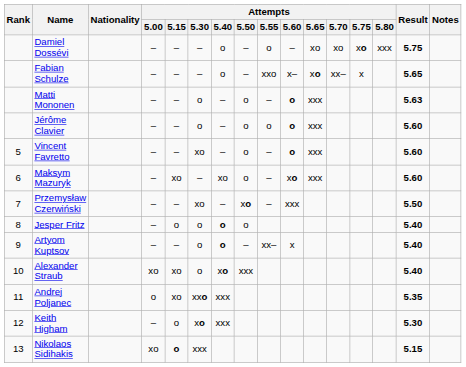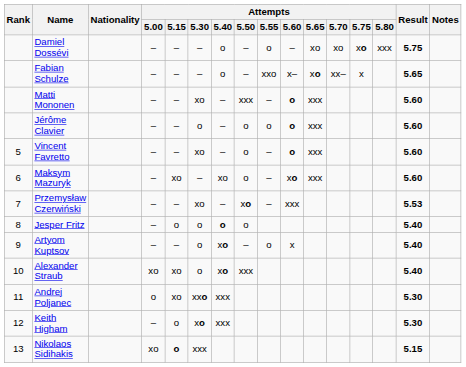(200, 100) o -> (200, 100) xo
(246, 100) o -> (246, 100) xxx
(413, 100) 5.63 -> (413, 100) 5.60
(413, 204) 5.50 -> (413, 204) 5.53
(223, 245) o -> (223, 245) xo
(269, 245) xx– -> (269, 245) o
(413, 297) 5.35 -> (413, 297) 5.30
